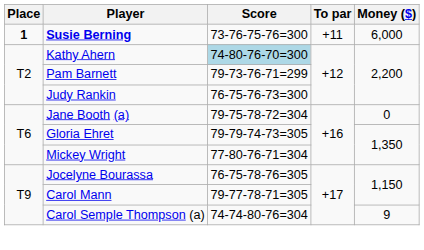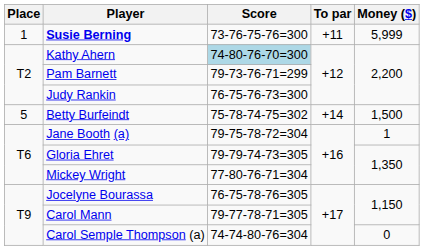(24, 34) bold -> (24, 34) normal
(387, 34) 6,000 -> (387, 34) 5,999
+ row: (88, 114)
(387, 114) 0 -> (387, 134) 1
(387, 214) 9 -> (387, 235) 0
